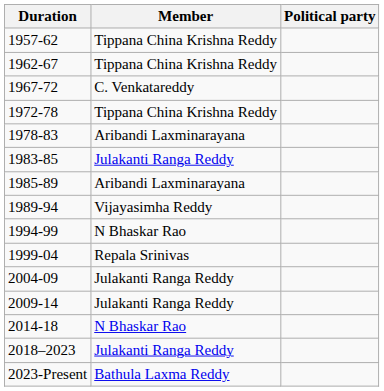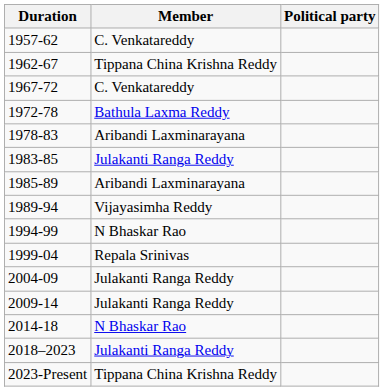(186, 40) Tippana China Krishna Reddy -> (144, 40) C. Venkatareddy
(186, 111) Tippana China Krishna Reddy -> (162, 111) Bathula Laxma Reddy
(162, 374) Bathula Laxma Reddy -> (186, 374) Tippana China Krishna Reddy
